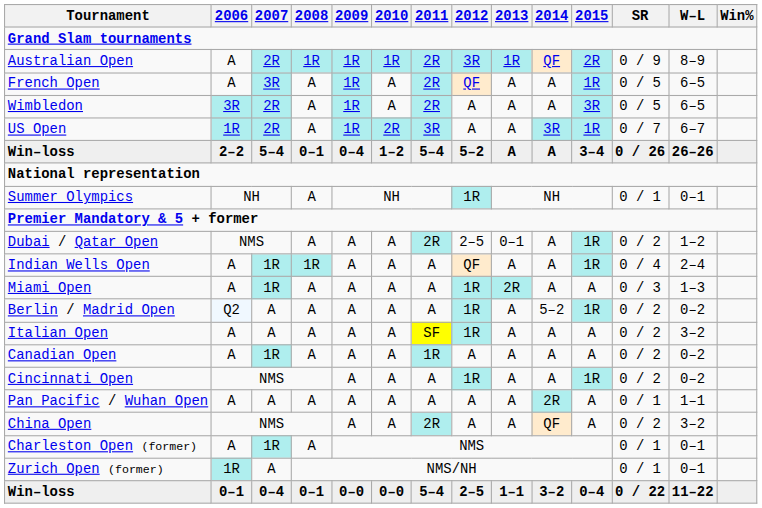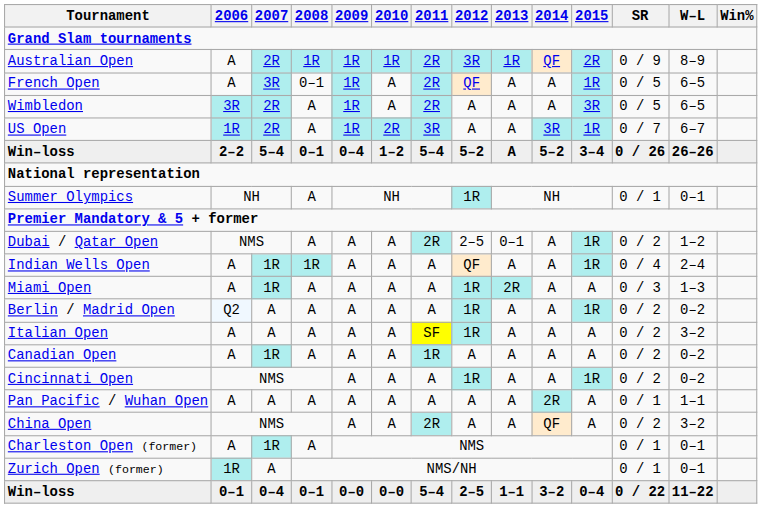(312, 84) A -> (312, 84) 0–1
(552, 152) A -> (552, 152) 5–2
(552, 311) 5–2 -> (552, 311) A
